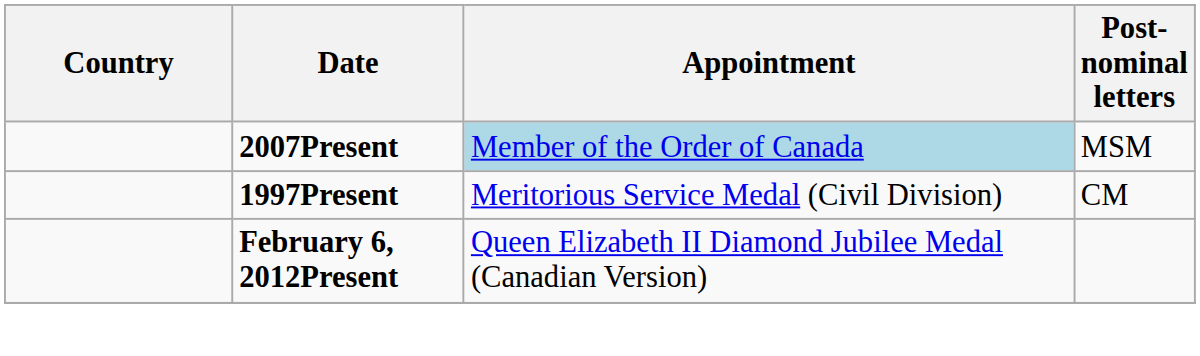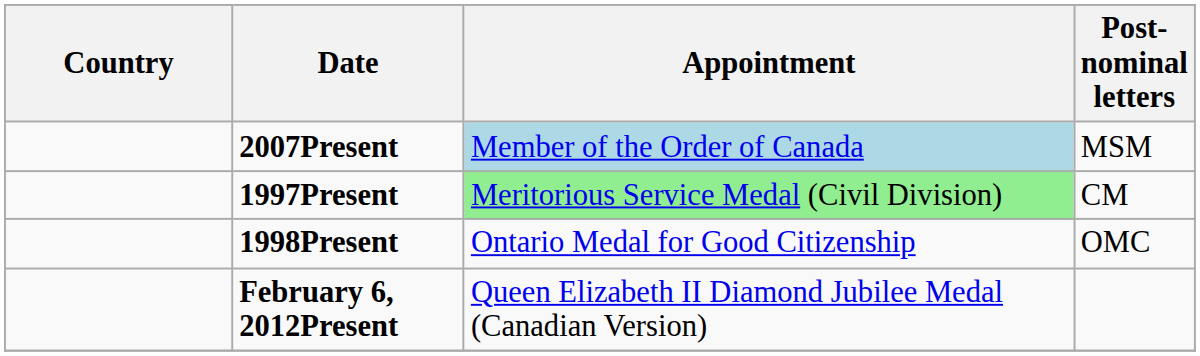(737, 194) no background -> (737, 194) lightgreen background
+ row: (319, 242)
